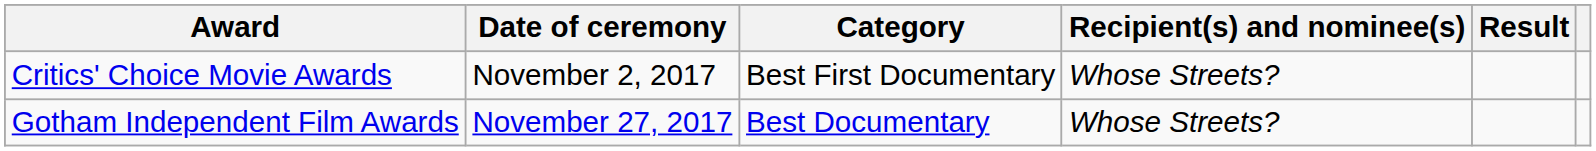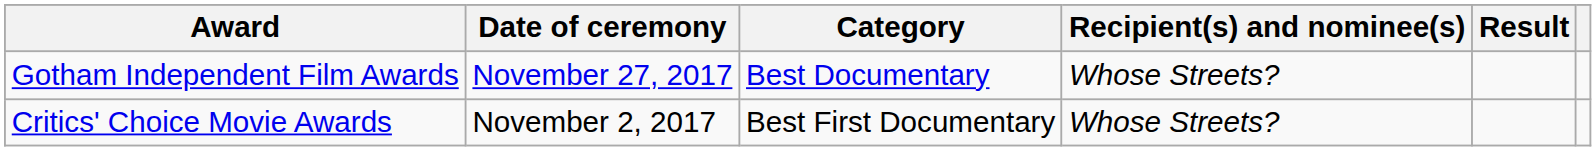rows swapped: (235, 121) <-> (202, 74)
